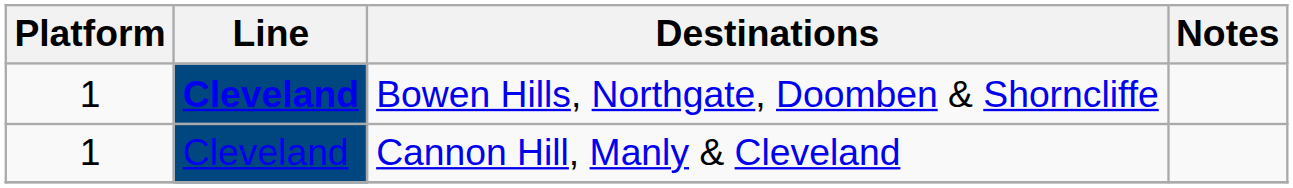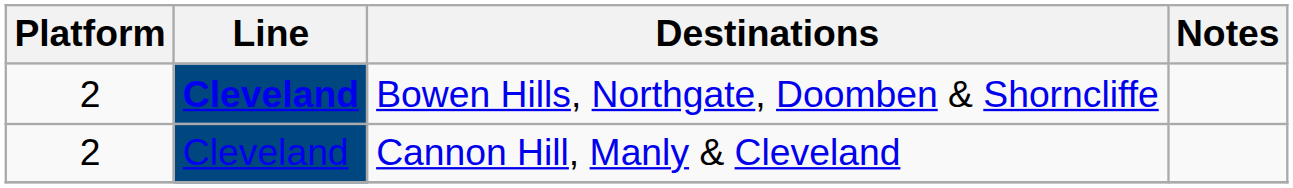(90, 93) 1 -> (90, 93) 2
(90, 152) 1 -> (90, 152) 2
